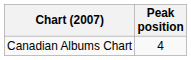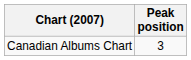(161, 45) 4 -> (161, 45) 3
